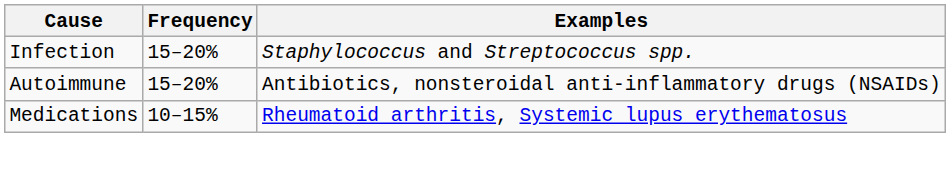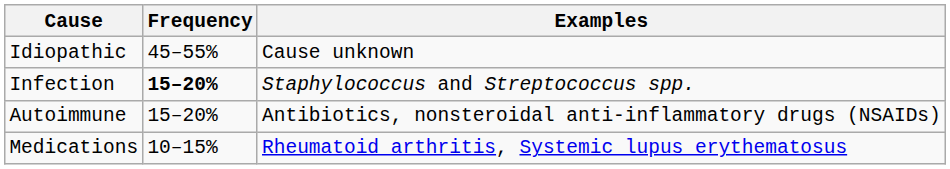+ row: (68, 52)
(183, 52) normal -> (183, 84) bold
